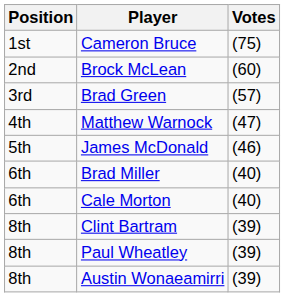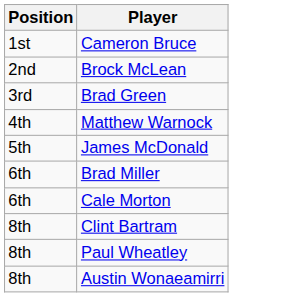- column: (254, 17)
